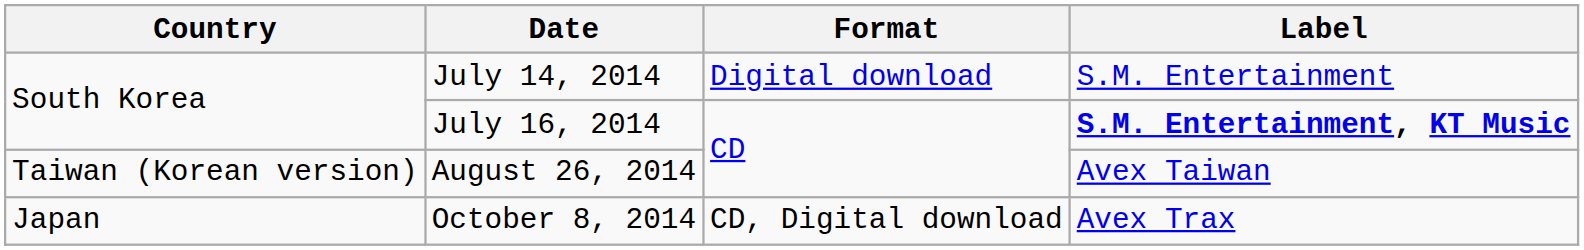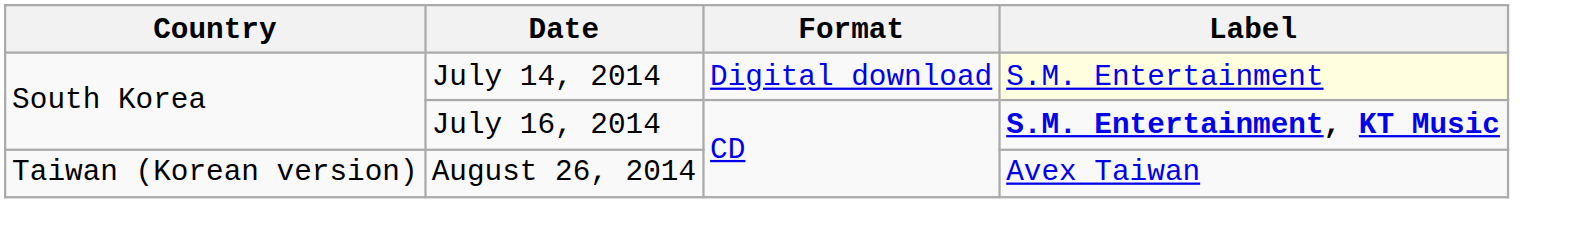(1235, 77) no background -> (1165, 77) lightyellow background
- row: (564, 221)
